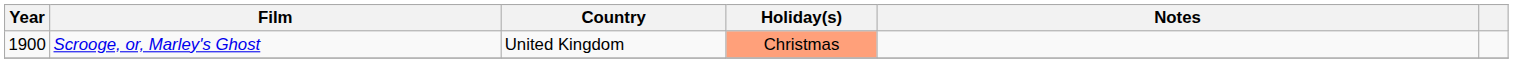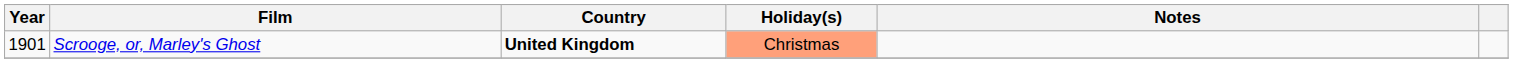(27, 44) 1900 -> (27, 44) 1901
(564, 44) normal -> (570, 44) bold
